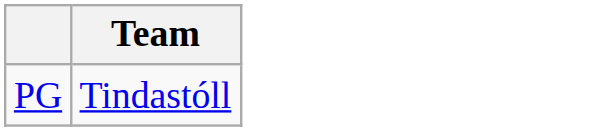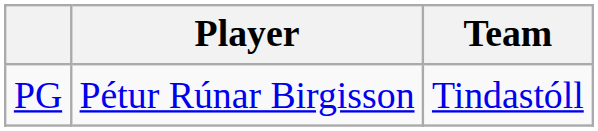+ column: (247, 34)
